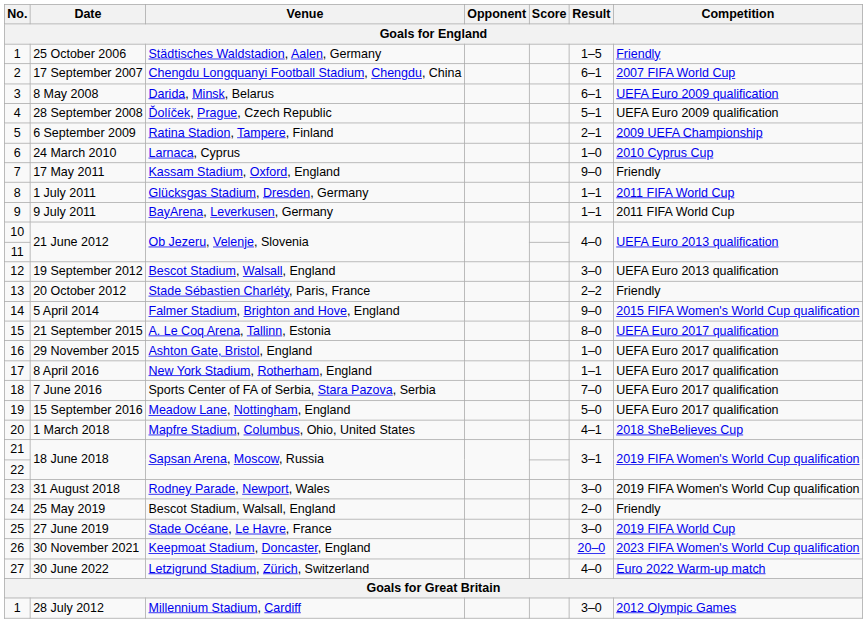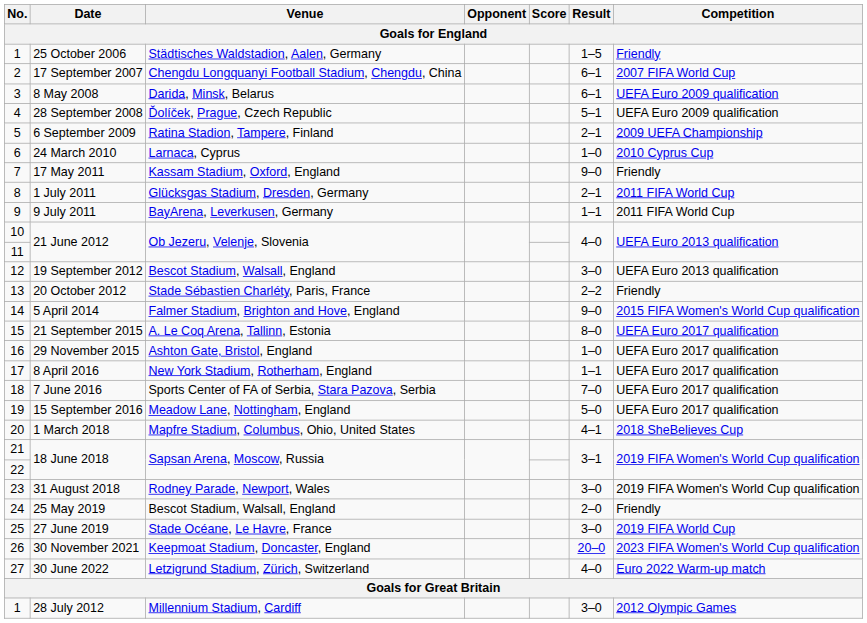(591, 192) 1–1 -> (591, 192) 2–1
